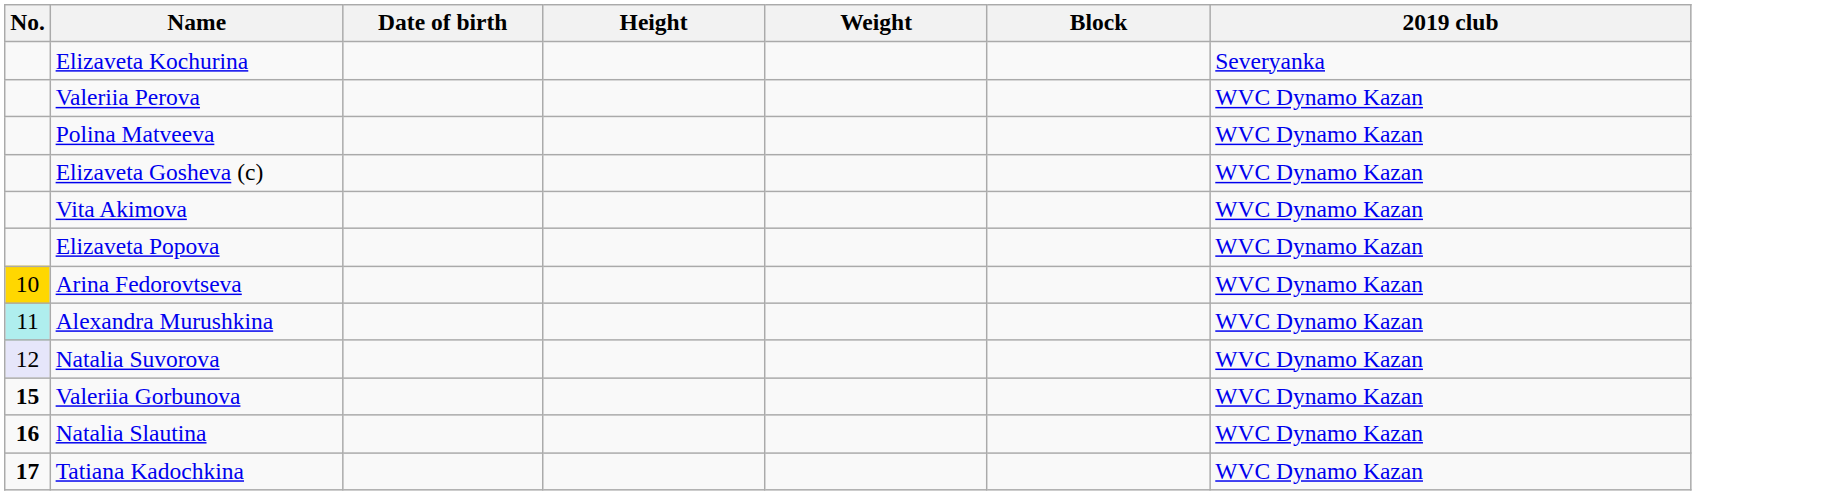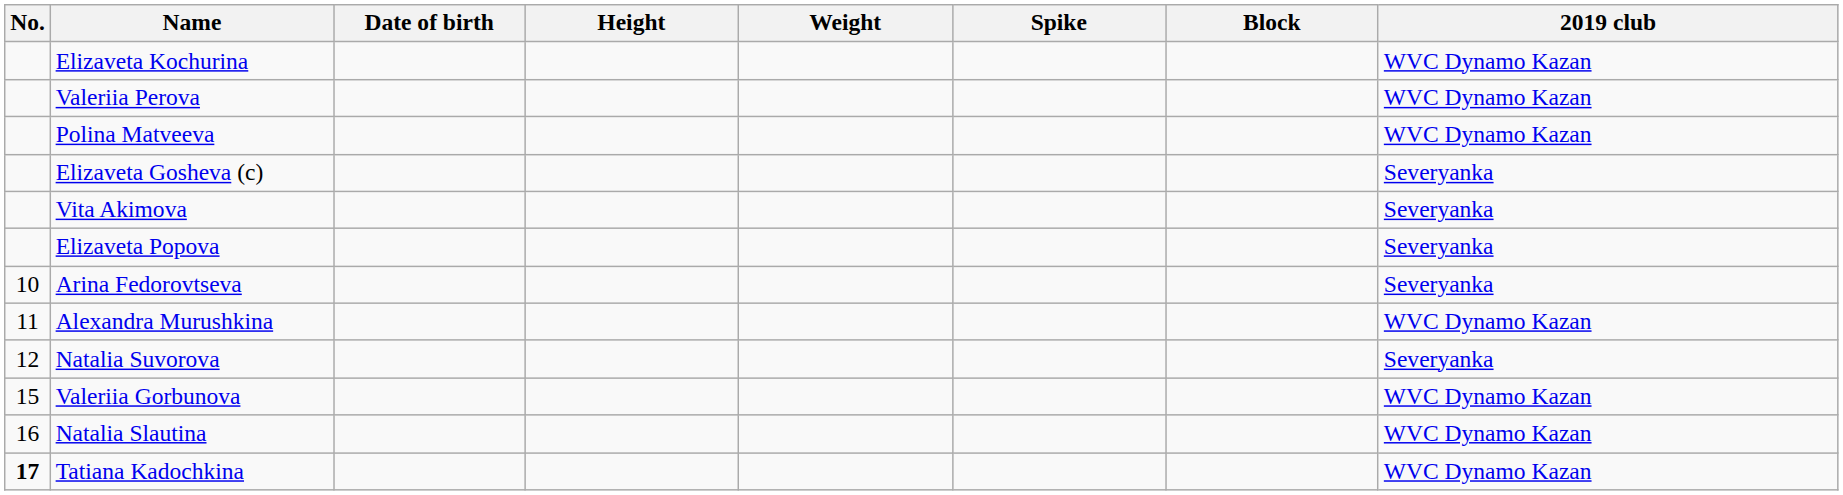+ column: (1059, 23)
(1270, 60) Severyanka -> (1488, 60) WVC Dynamo Kazan
(1319, 172) WVC Dynamo Kazan -> (1439, 172) Severyanka
(1319, 209) WVC Dynamo Kazan -> (1439, 209) Severyanka
(1319, 246) WVC Dynamo Kazan -> (1439, 246) Severyanka
(27, 284) gold background -> (27, 284) no background
(1319, 284) WVC Dynamo Kazan -> (1439, 284) Severyanka
(27, 321) paleturquoise background -> (27, 321) no background
(27, 358) lavender background -> (27, 358) no background
(1319, 358) WVC Dynamo Kazan -> (1439, 358) Severyanka
(27, 396) bold -> (27, 396) normal
(27, 433) bold -> (27, 433) normal
